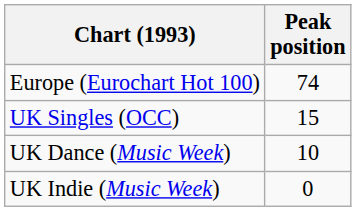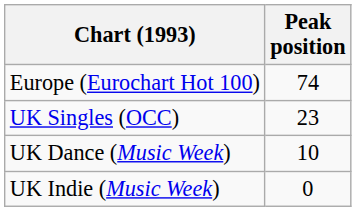(308, 117) 15 -> (308, 117) 23
